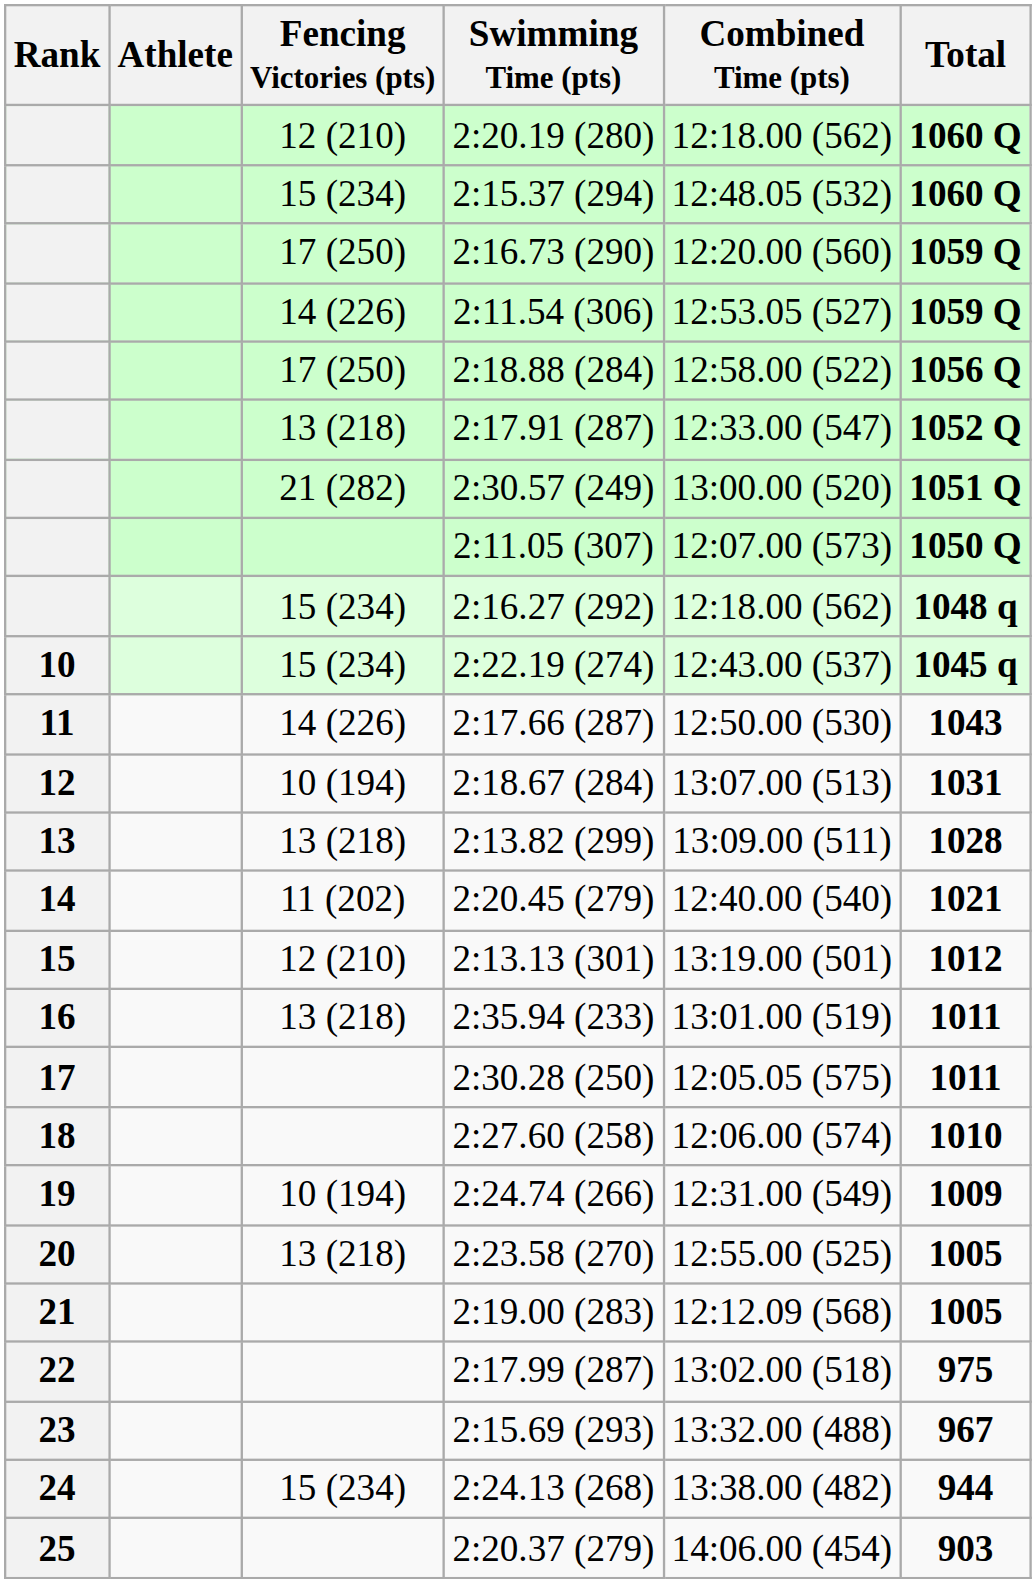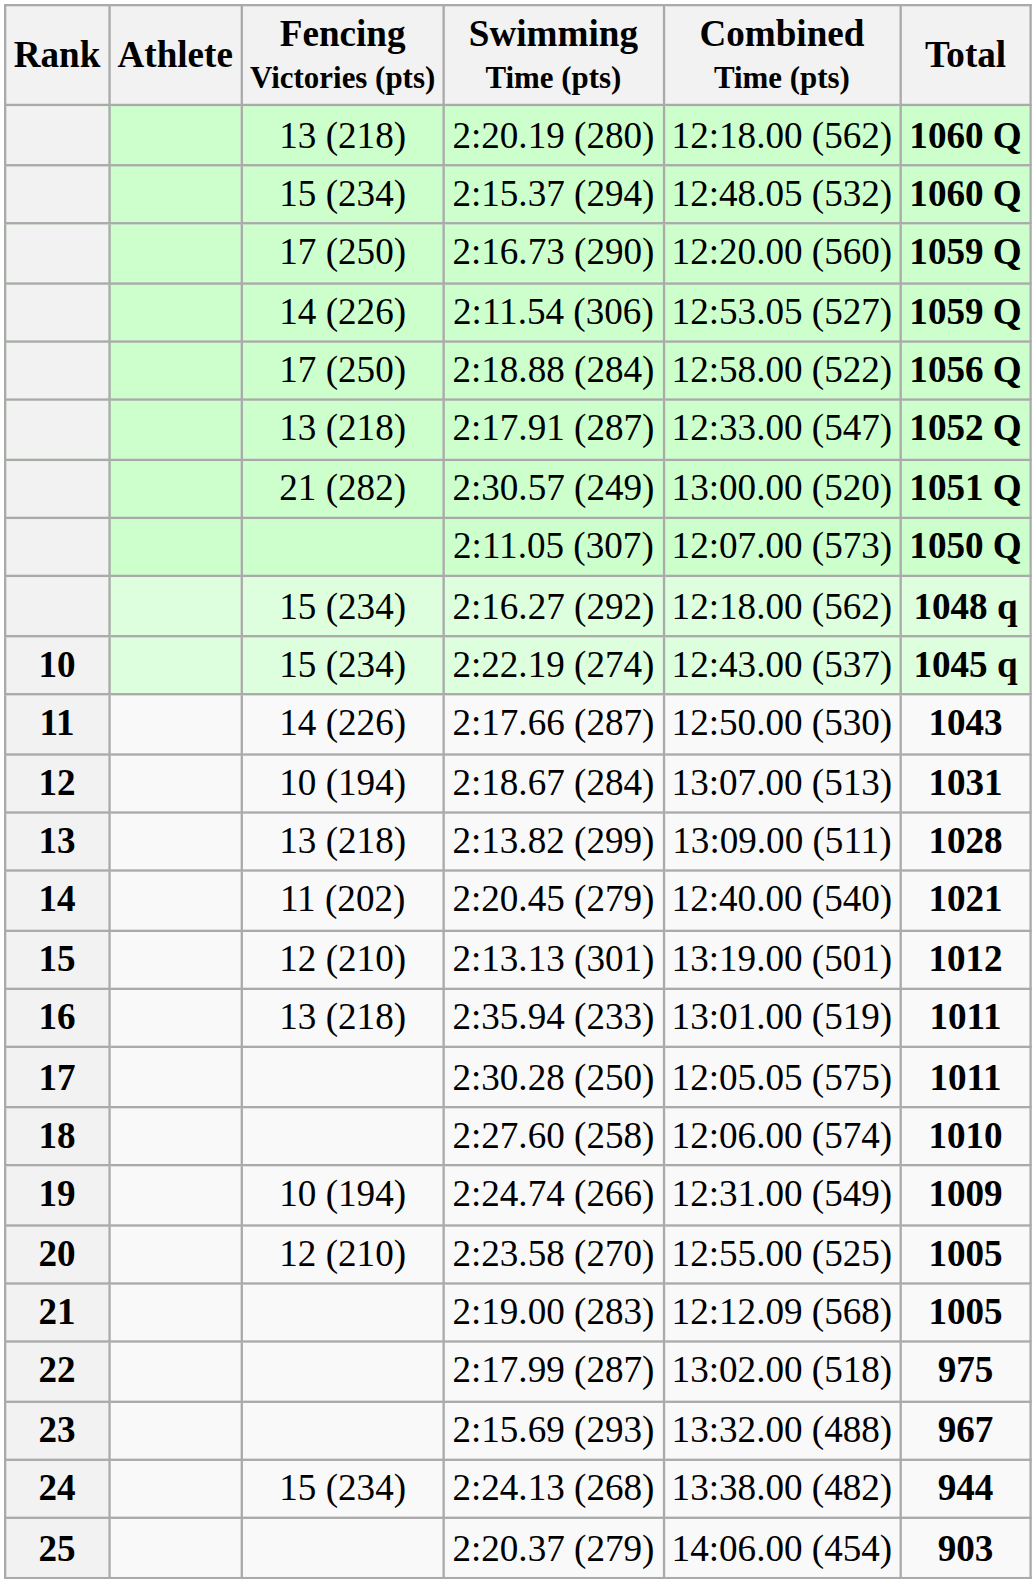(343, 134) 12 (210) -> (343, 134) 13 (218)
(343, 1253) 13 (218) -> (343, 1253) 12 (210)
